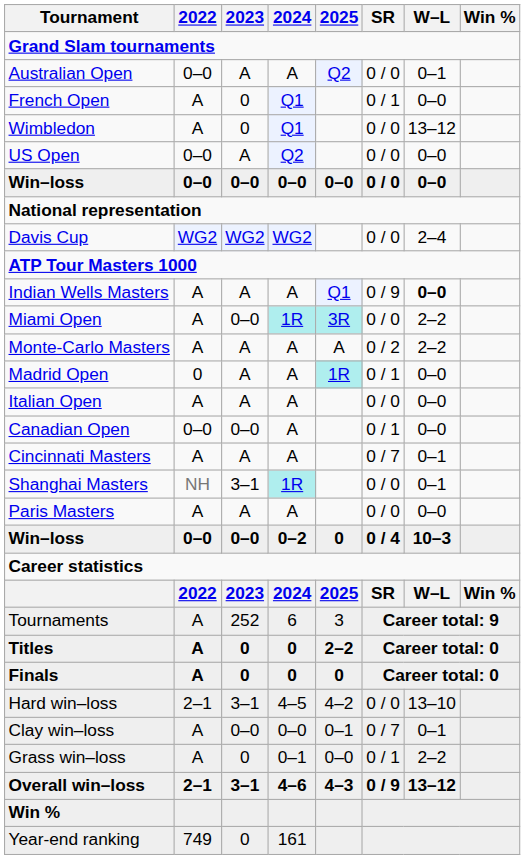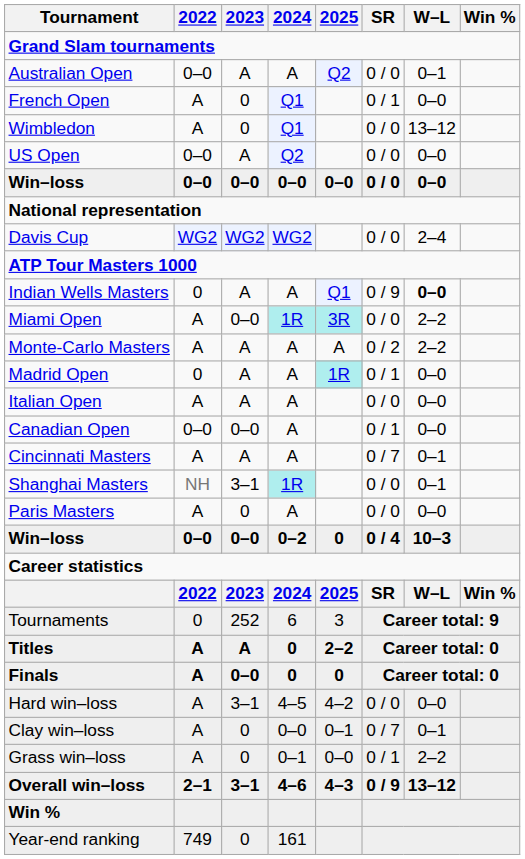(197, 292) A -> (197, 292) 0
(245, 511) A -> (245, 511) 0
(197, 621) A -> (197, 621) 0
(245, 648) 0 -> (245, 648) A
(245, 675) 0 -> (245, 675) 0–0
(197, 703) 2–1 -> (197, 703) A
(432, 703) 13–10 -> (432, 703) 0–0
(245, 730) 0–0 -> (245, 730) 0
